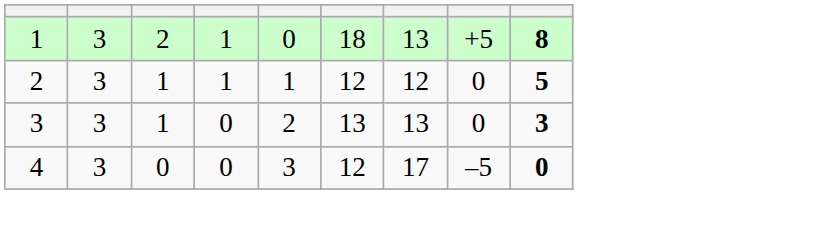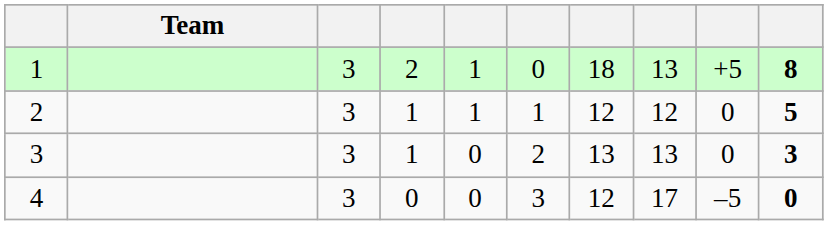+ column: (193, 25)
